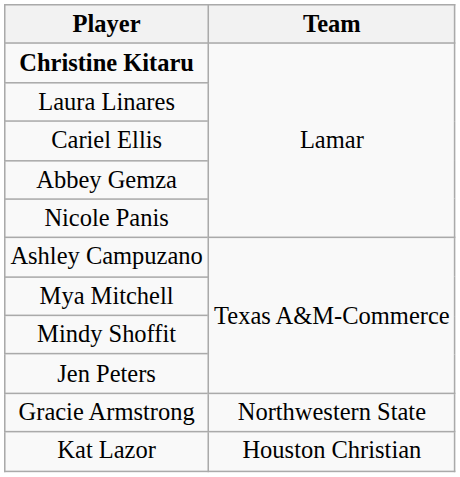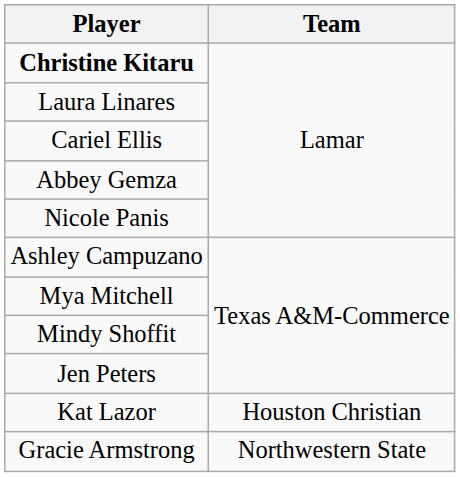rows swapped: (107, 412) <-> (107, 450)
